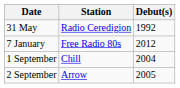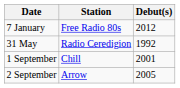rows swapped: (26, 43) <-> (22, 28)
(146, 59) 2004 -> (146, 59) 2001
